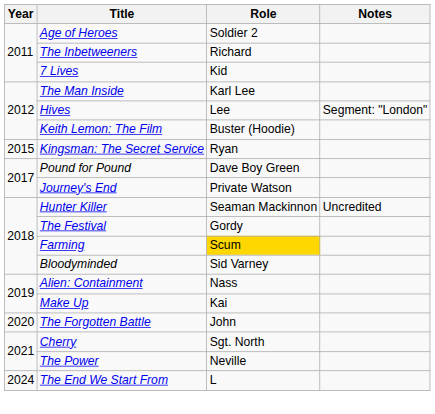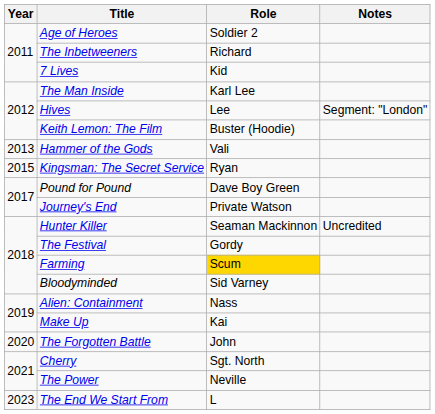+ row: (96, 149)
(21, 380) 2024 -> (21, 399) 2023
